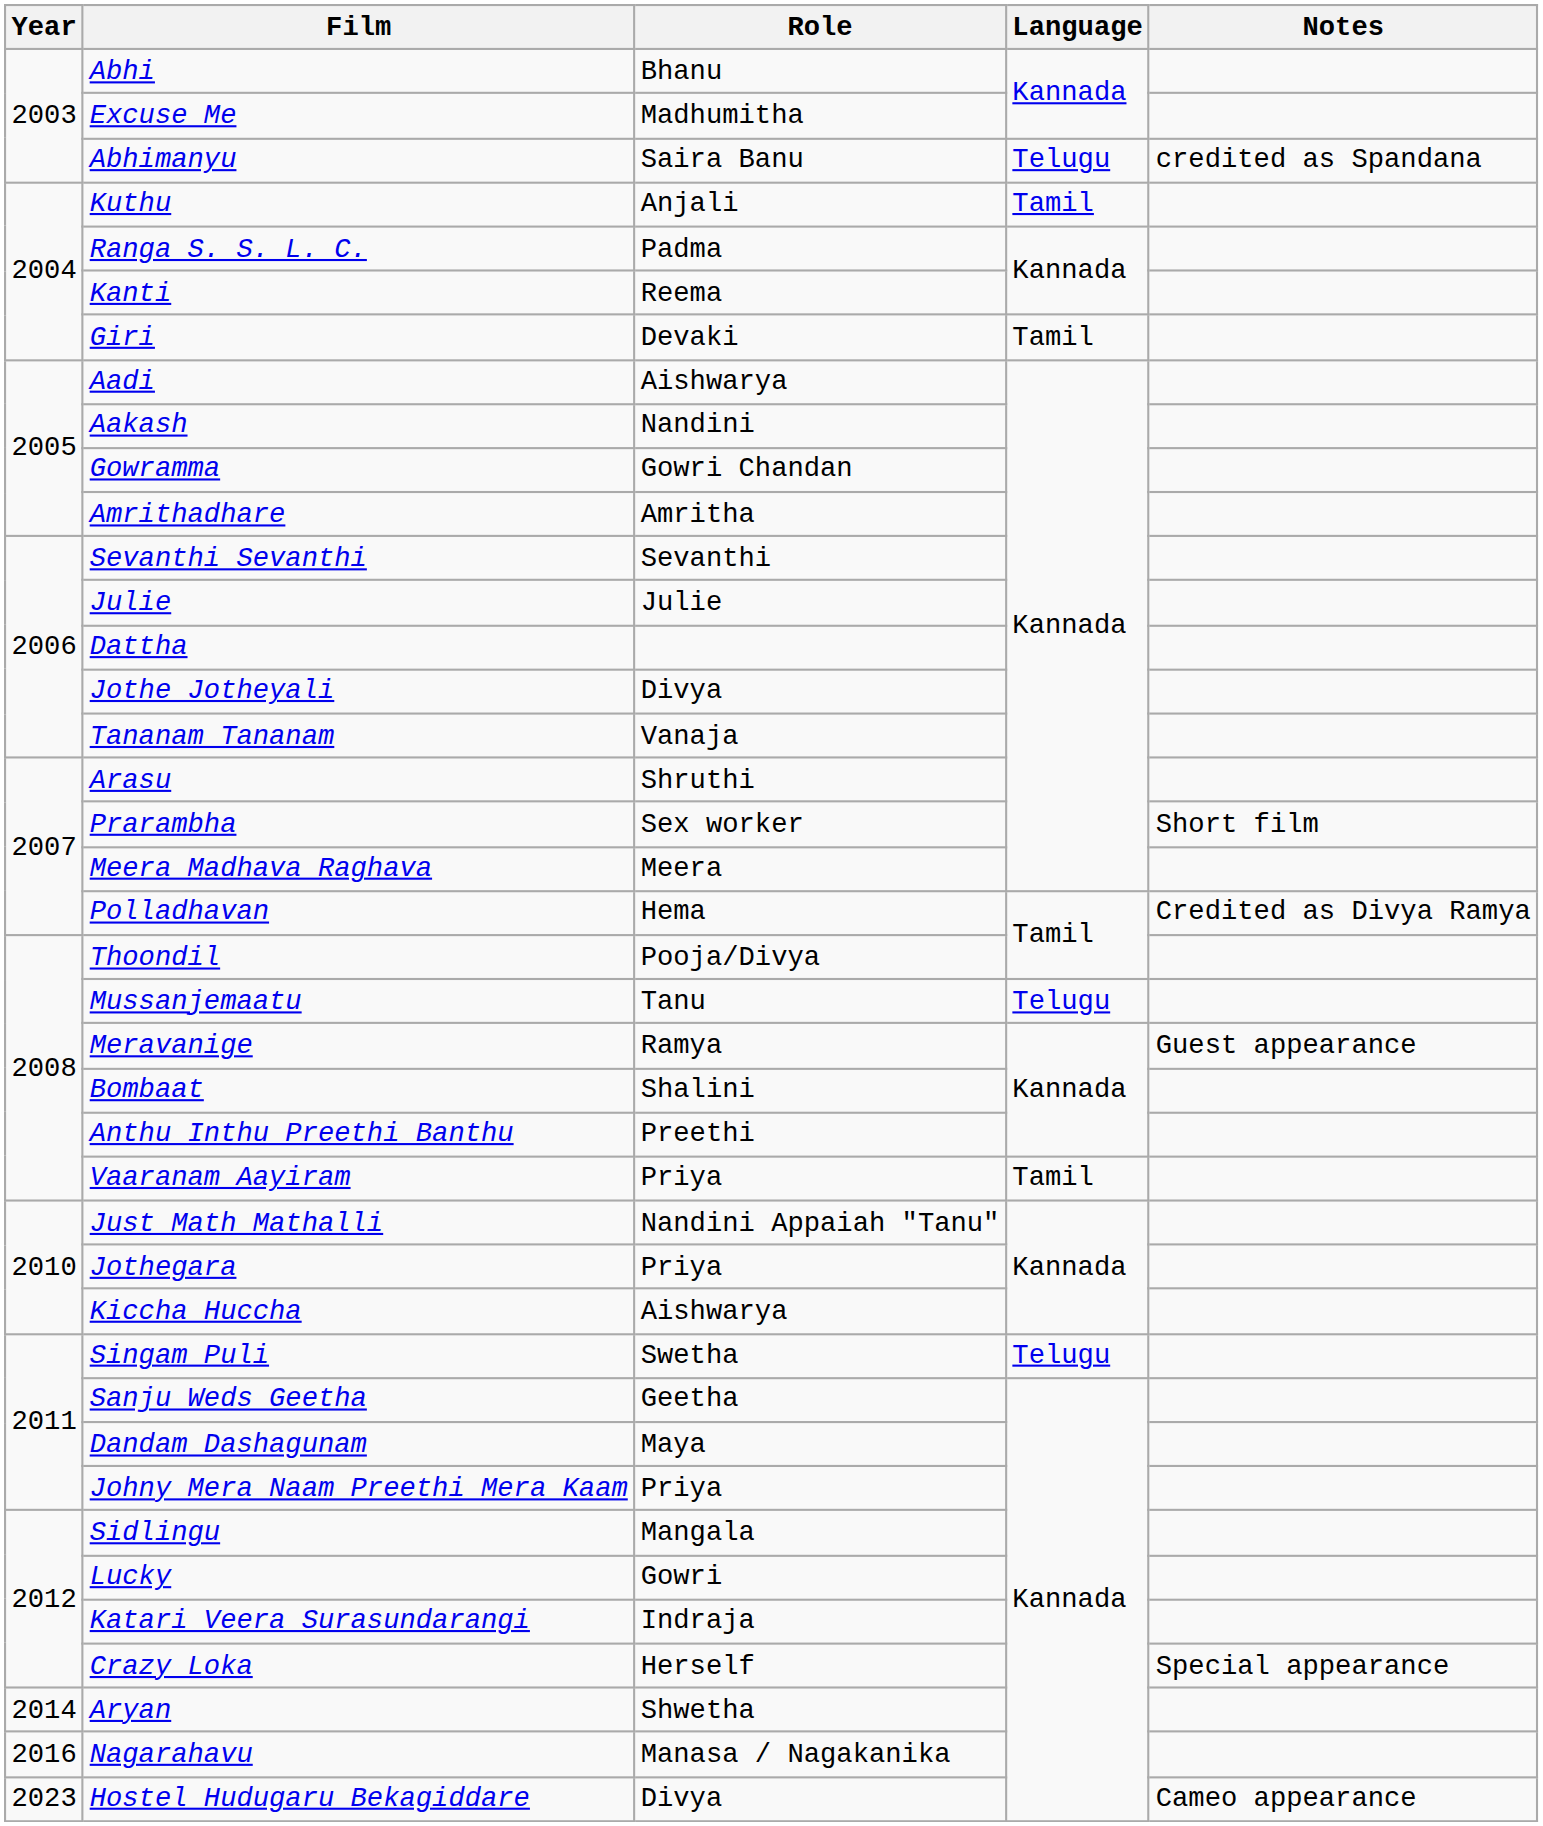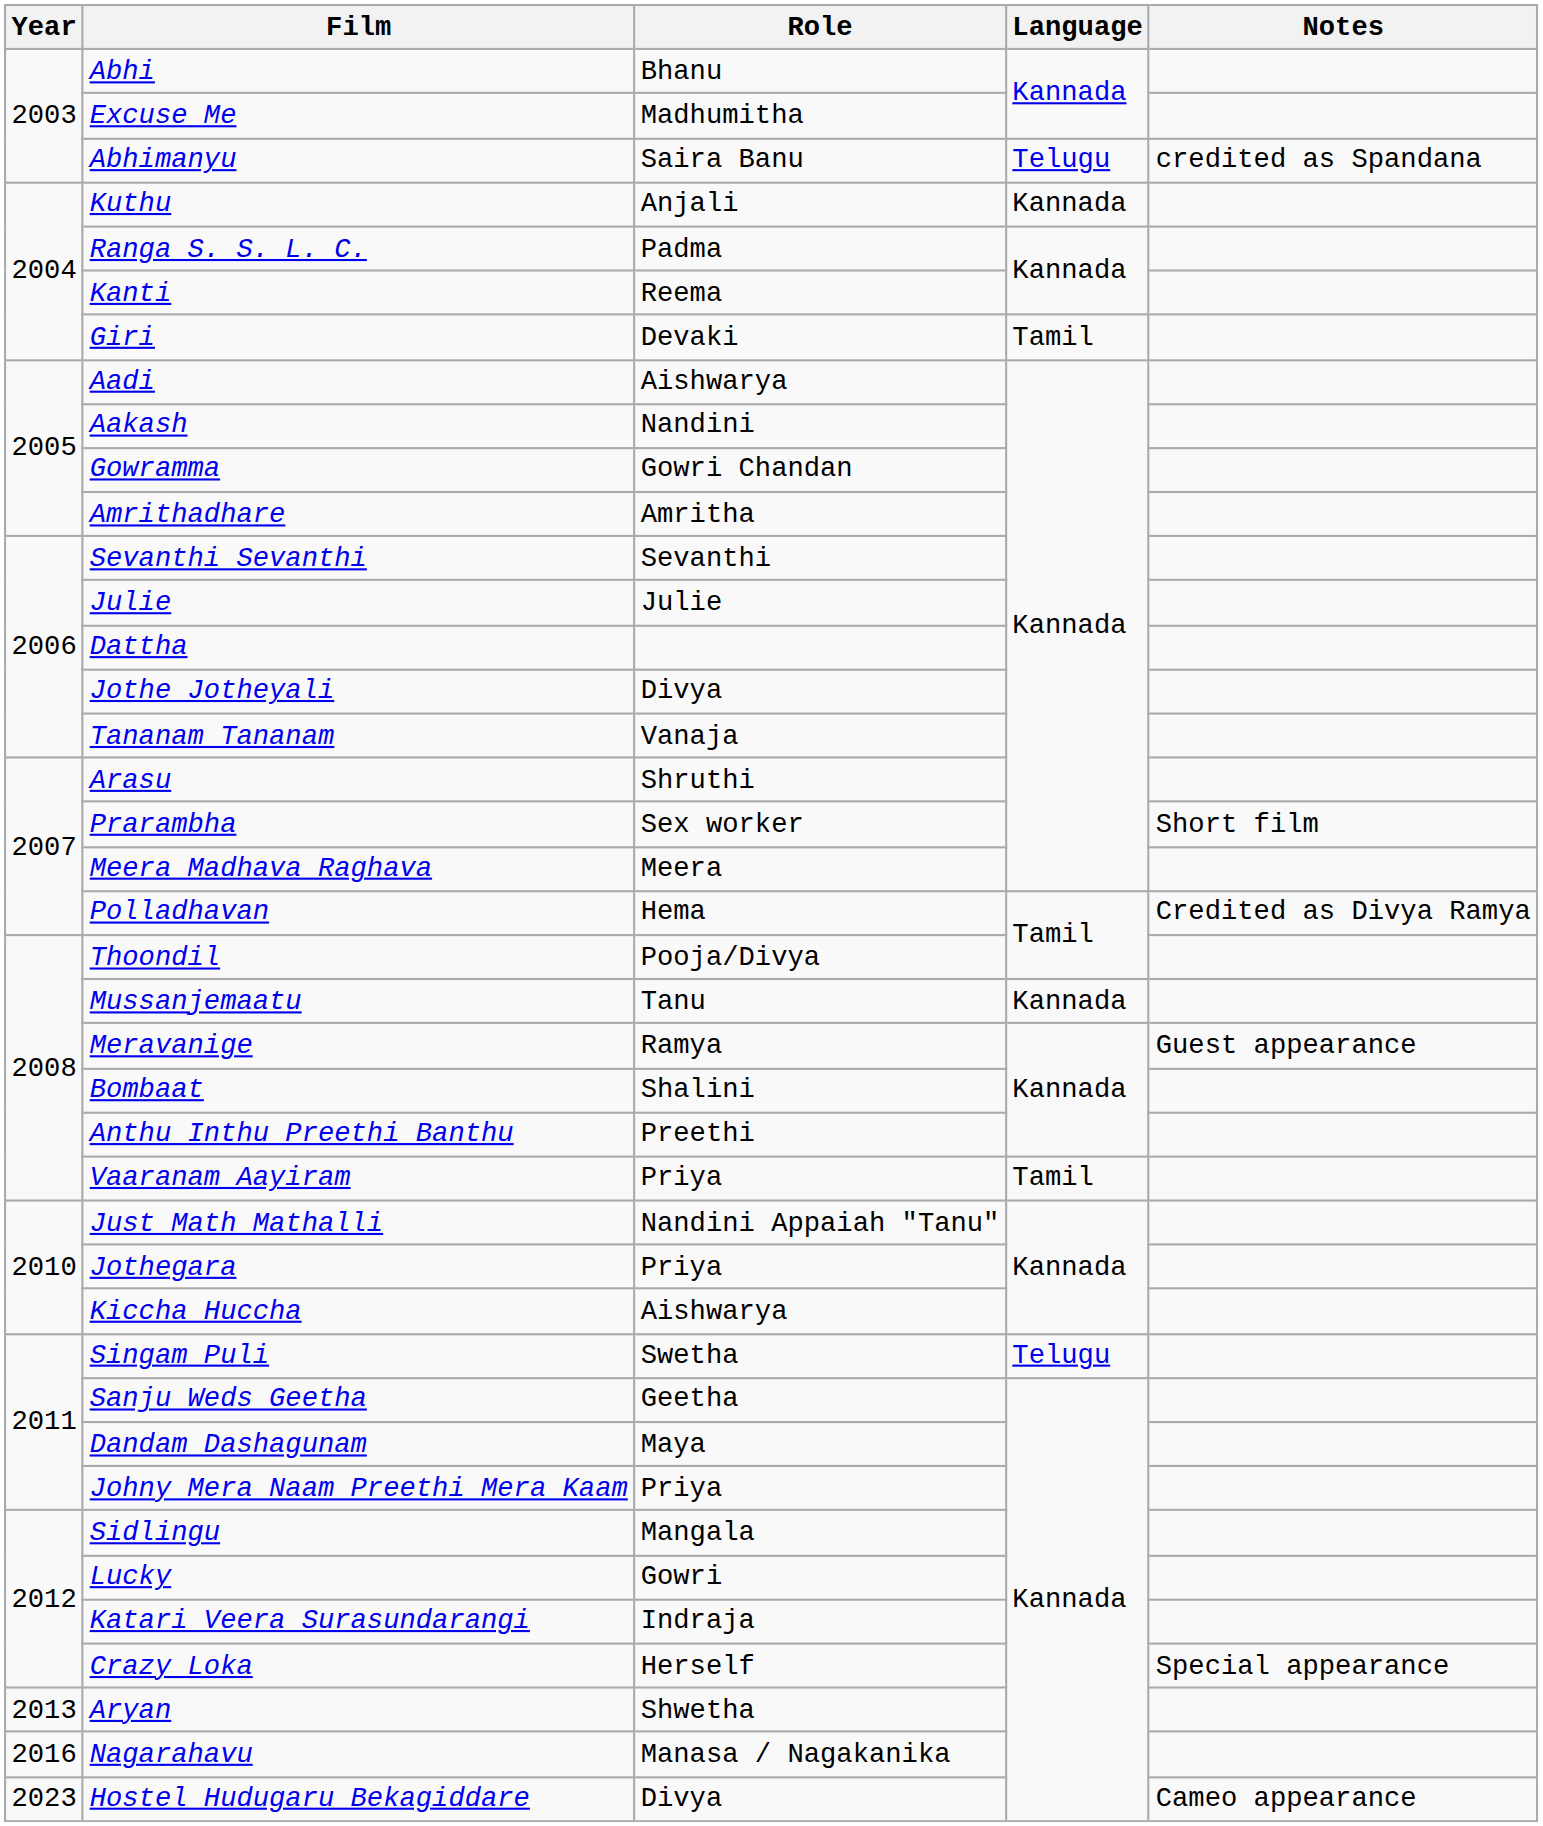(1053, 204) Tamil -> (1069, 204) Kannada
(1061, 1001) Telugu -> (1069, 1001) Kannada
(44, 1710) 2014 -> (44, 1710) 2013
